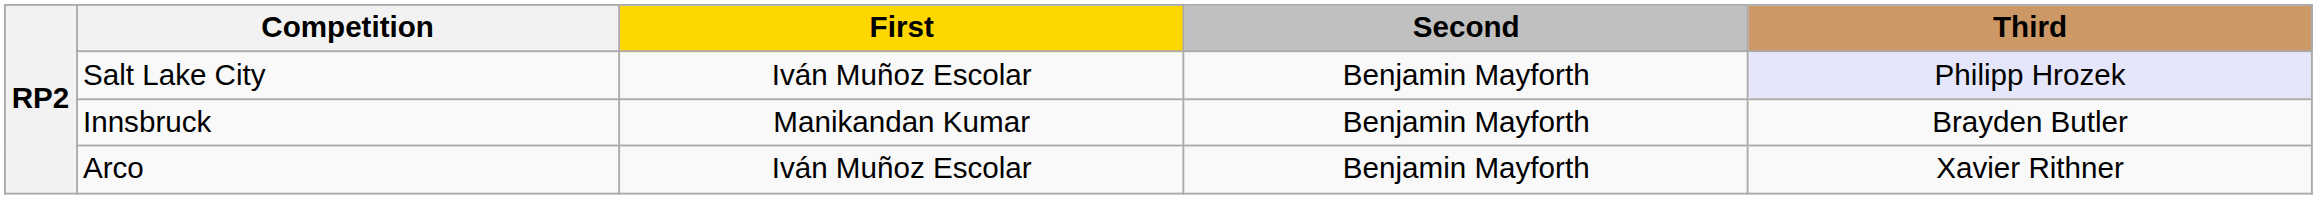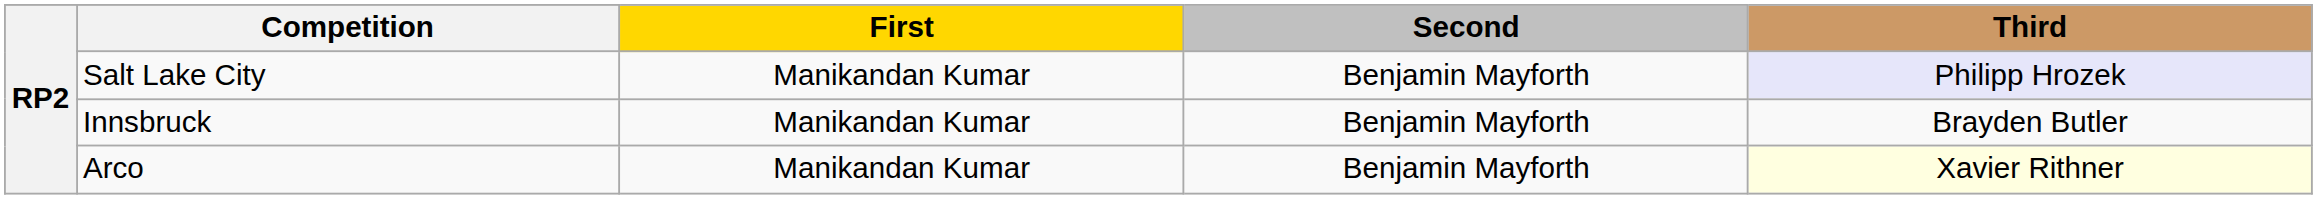(902, 74) Iván Muñoz Escolar -> (902, 74) Manikandan Kumar
(902, 168) Iván Muñoz Escolar -> (902, 168) Manikandan Kumar
(2030, 168) no background -> (2030, 168) lightyellow background
